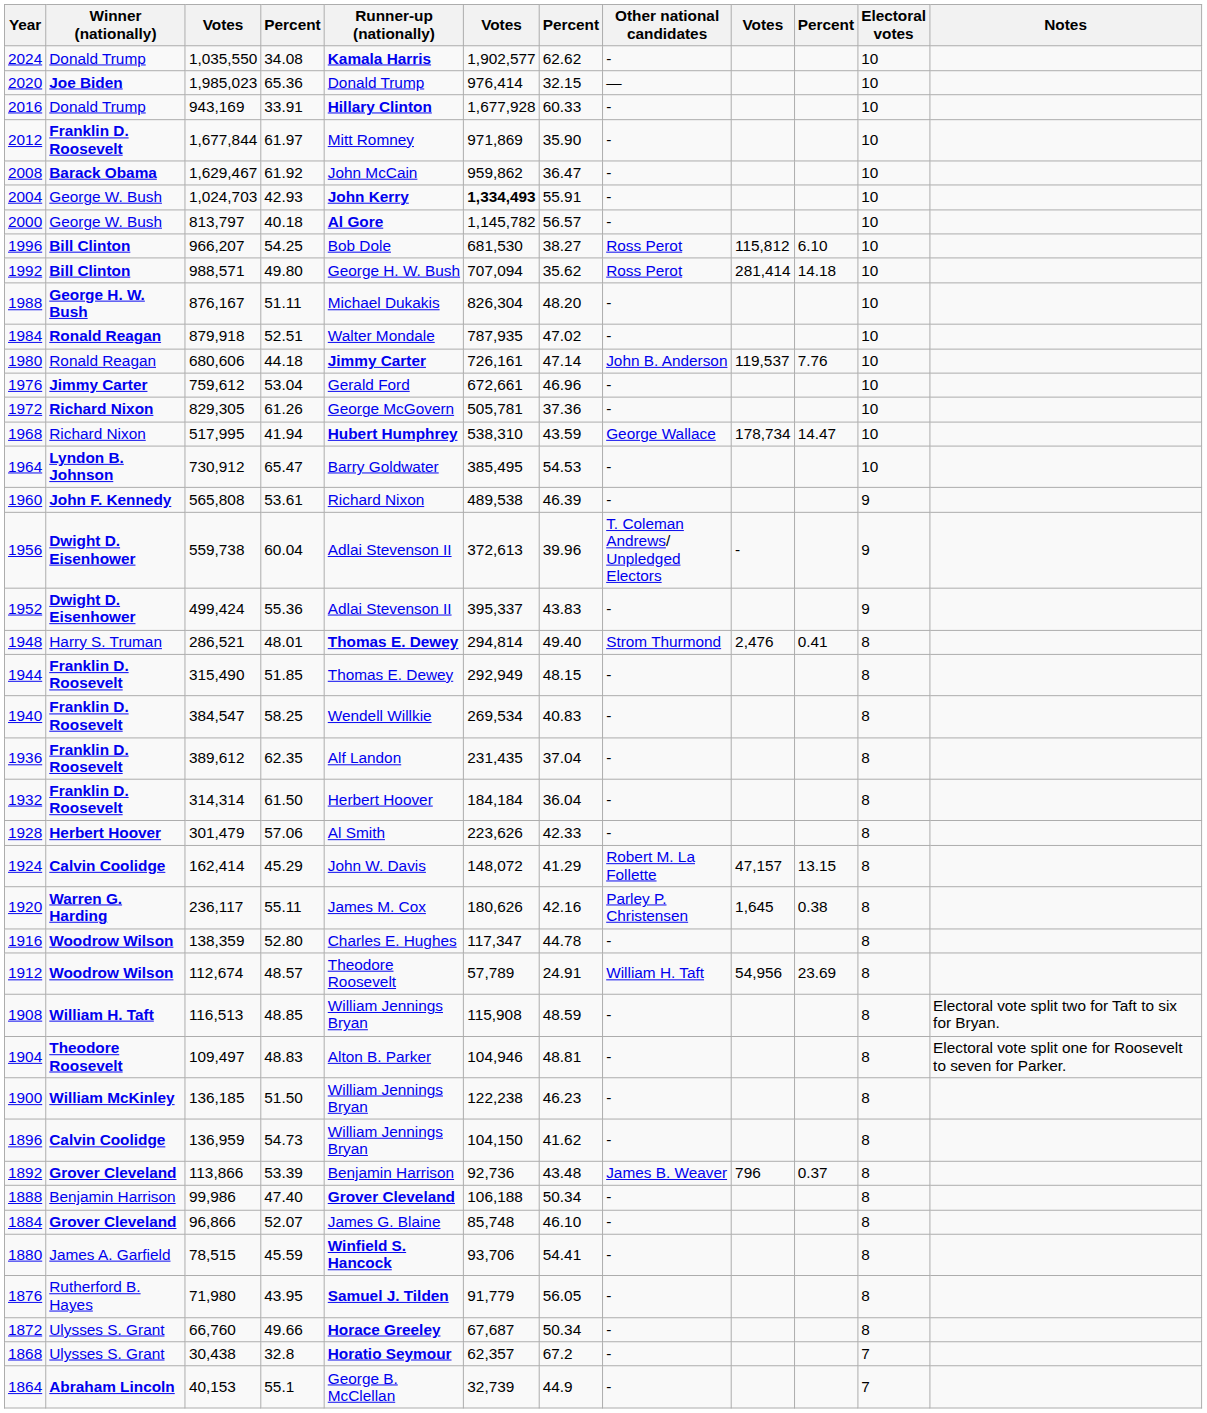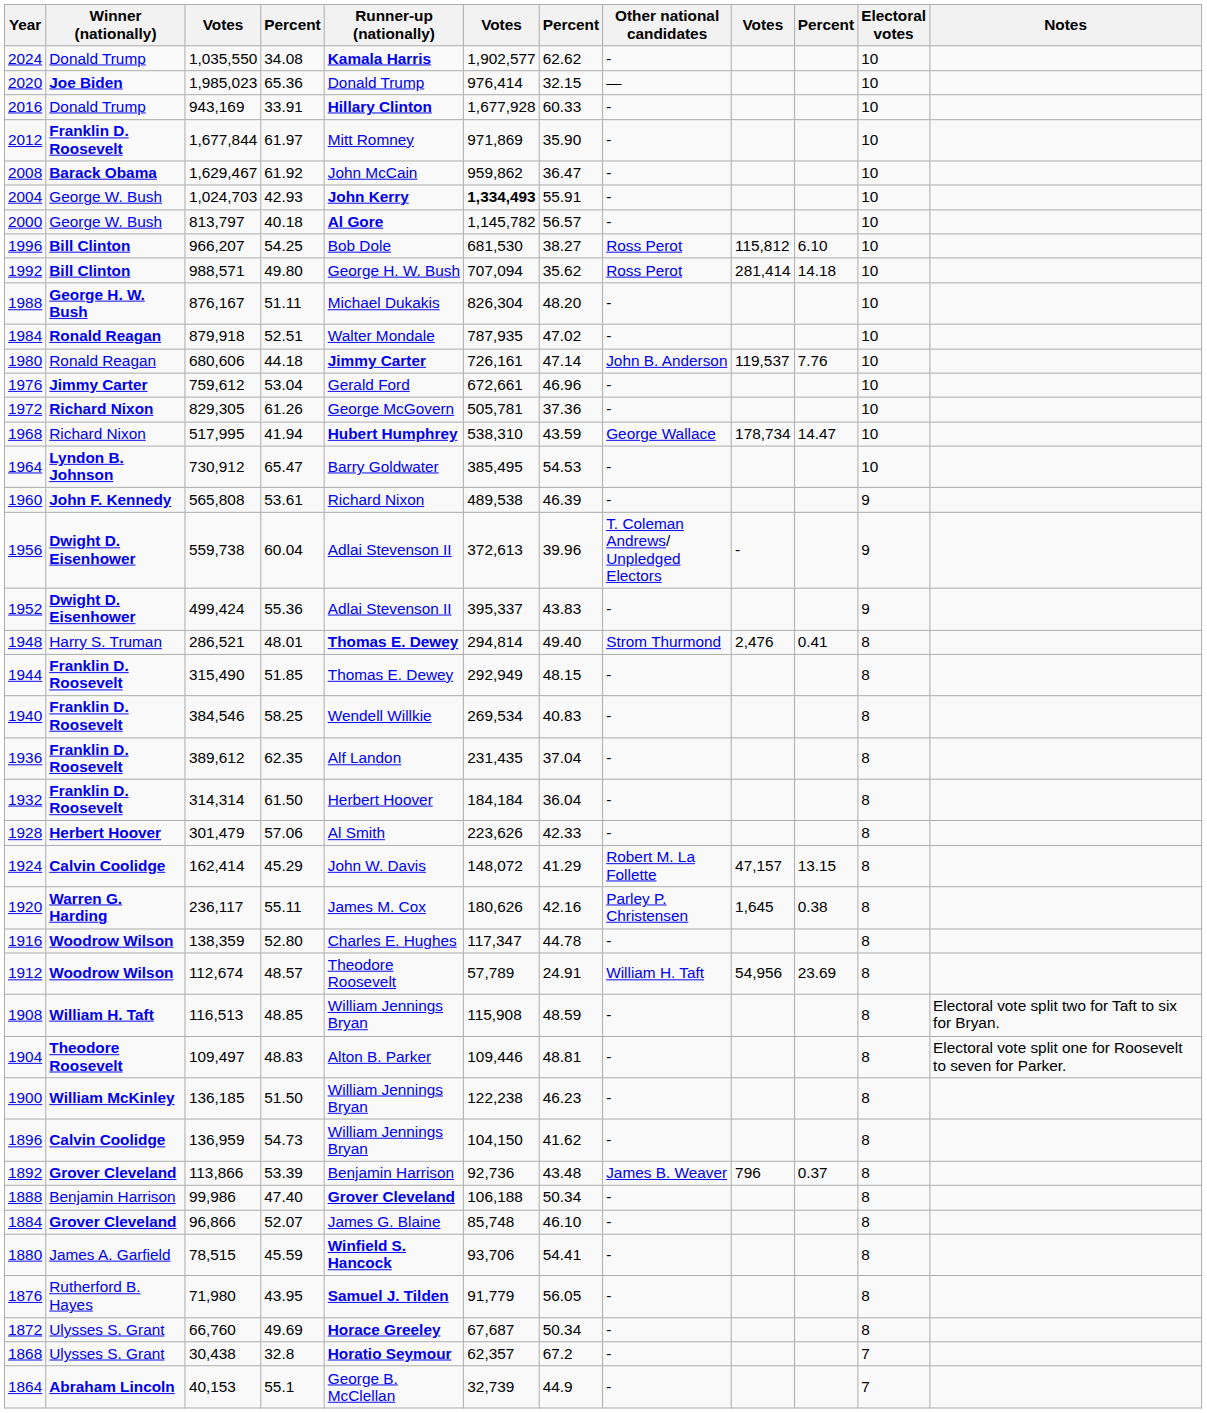(217, 716) 384,547 -> (217, 716) 384,546
(495, 1056) 104,946 -> (495, 1056) 109,446
(284, 1329) 49.66 -> (284, 1329) 49.69
